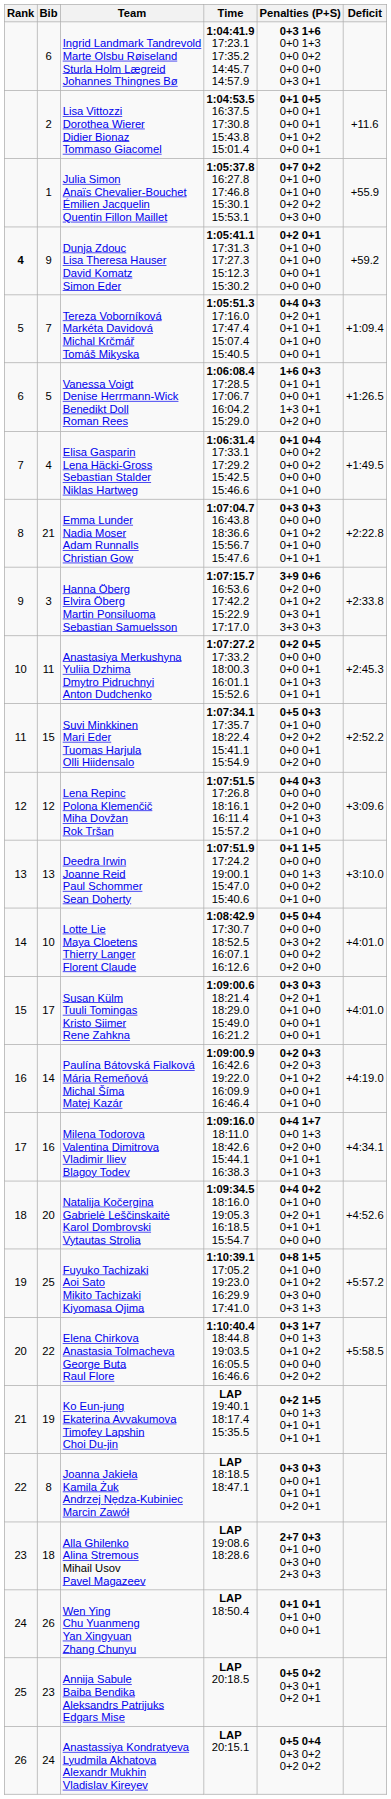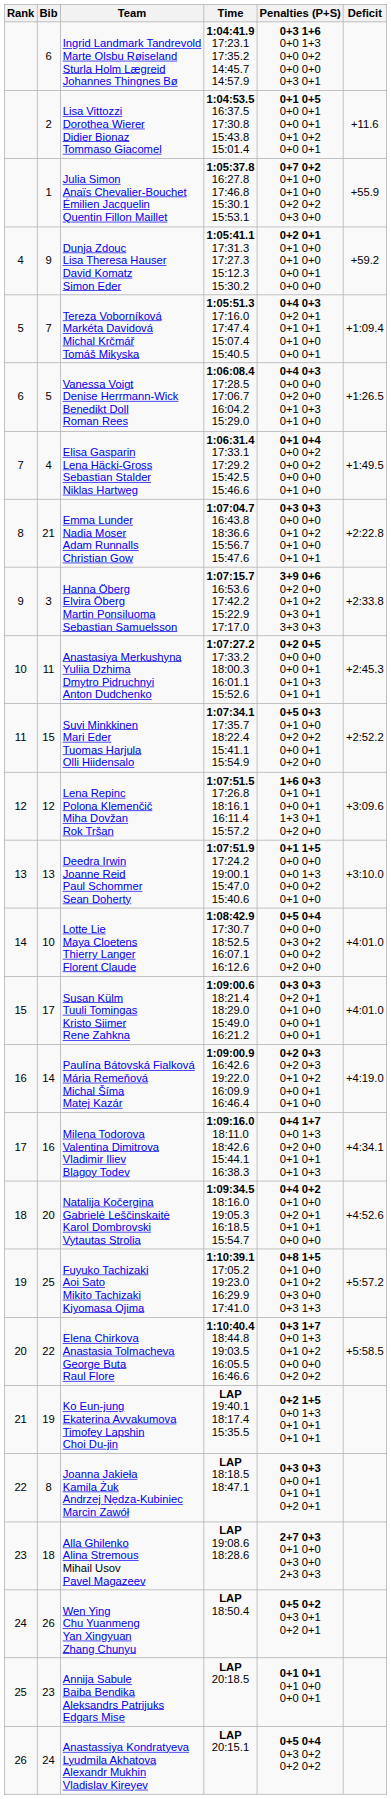(21, 260) bold -> (21, 260) normal
(300, 397) 1+6 0+3 0+1 0+1 0+0 0+1 1+3 0+1 0+2 0+0 -> (300, 397) 0+4 0+3 0+0 0+0 0+2 0+0 0+1 0+3 0+1 0+0
(300, 806) 0+4 0+3 0+0 0+0 0+2 0+0 0+1 0+3 0+1 0+0 -> (300, 806) 1+6 0+3 0+1 0+1 0+0 0+1 1+3 0+1 0+2 0+0
(300, 1617) 0+1 0+1 0+1 0+0 0+0 0+1 -> (300, 1617) 0+5 0+2 0+3 0+1 0+2 0+1
(300, 1685) 0+5 0+2 0+3 0+1 0+2 0+1 -> (300, 1685) 0+1 0+1 0+1 0+0 0+0 0+1
